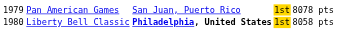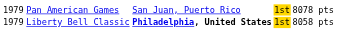(13, 22) 1980 -> (13, 22) 1979
